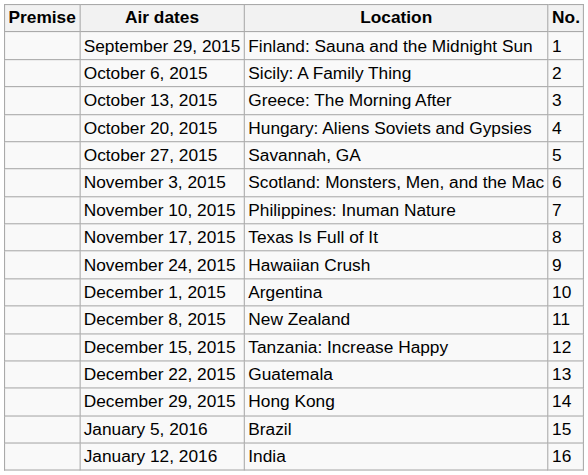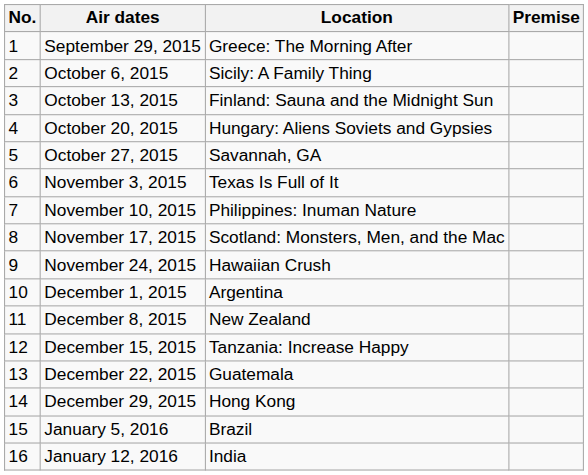columns swapped: (566, 18) <-> (42, 18)
(390, 45) Finland: Sauna and the Midnight Sun -> (311, 45) Greece: The Morning After
(350, 100) Greece: The Morning After -> (351, 100) Finland: Sauna and the Midnight Sun
(396, 182) Scotland: Monsters, Men, and the Mac -> (274, 182) Texas Is Full of It
(313, 237) Texas Is Full of It -> (357, 237) Scotland: Monsters, Men, and the Mac
